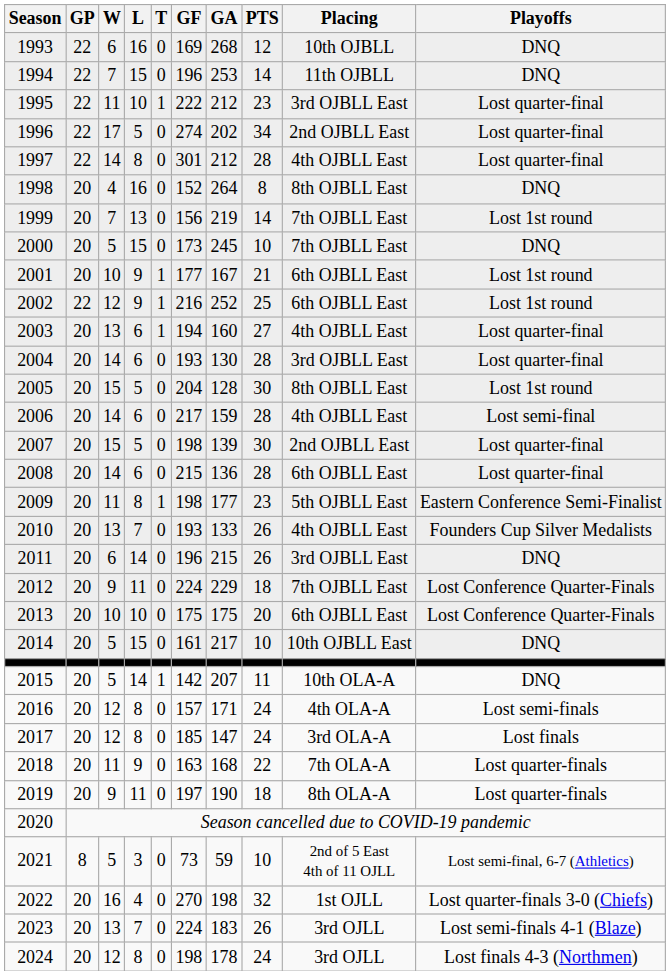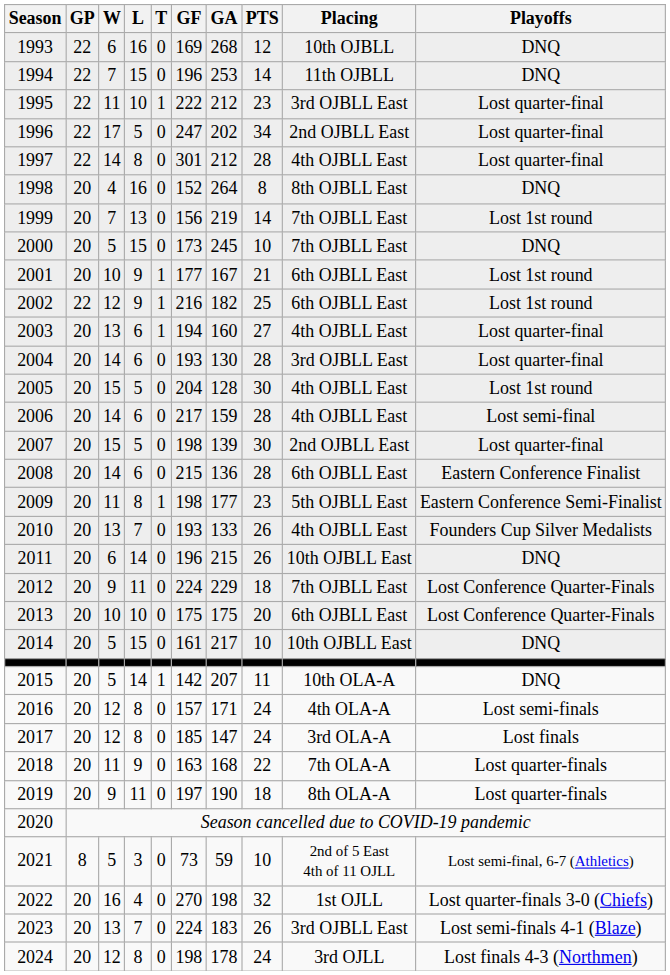(189, 132) 274 -> (189, 132) 247
(224, 302) 252 -> (224, 302) 182
(349, 388) 8th OJBLL East -> (349, 388) 4th OJBLL East
(541, 473) Lost quarter-final -> (541, 473) Eastern Conference Finalist
(349, 558) 3rd OJBLL East -> (349, 558) 10th OJBLL East
(349, 928) 3rd OJLL -> (349, 928) 3rd OJBLL East
